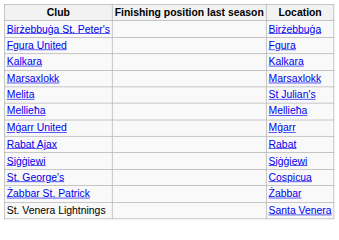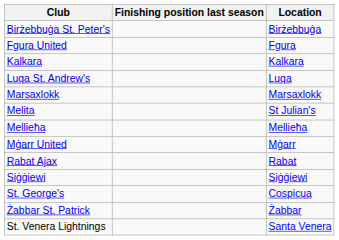+ row: (48, 78)
